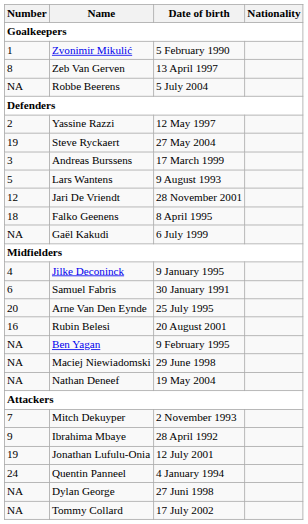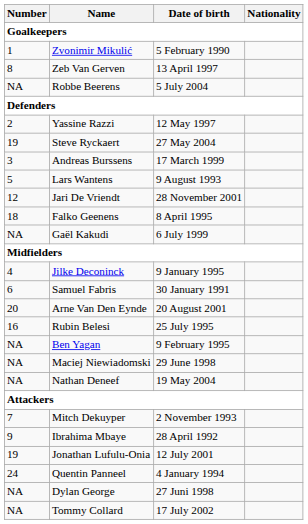(185, 307) 25 July 1995 -> (191, 307) 20 August 2001
(191, 326) 20 August 2001 -> (185, 326) 25 July 1995
